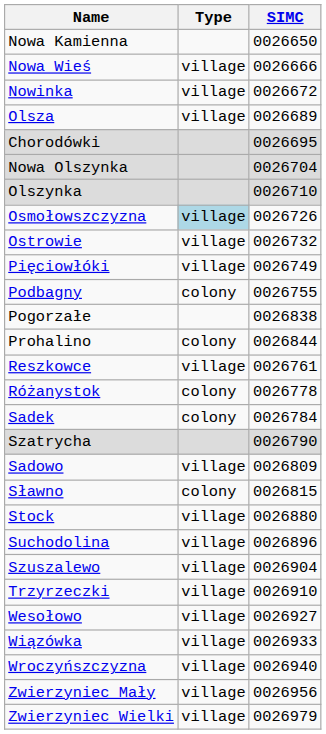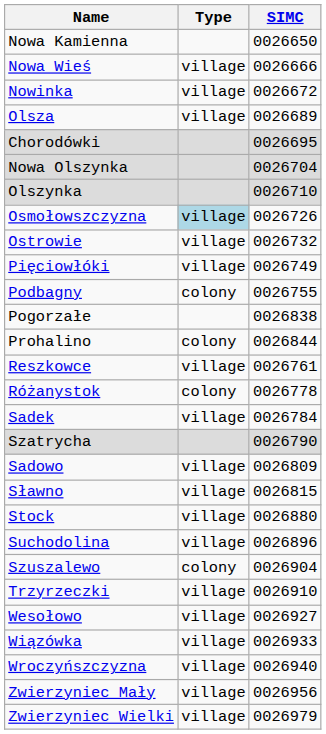(209, 417) colony -> (213, 417) village
(209, 492) colony -> (213, 492) village
(213, 567) village -> (209, 567) colony
